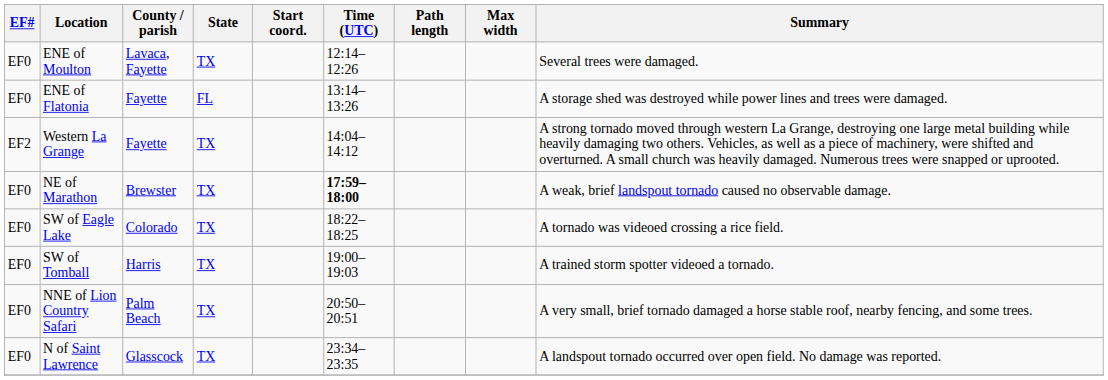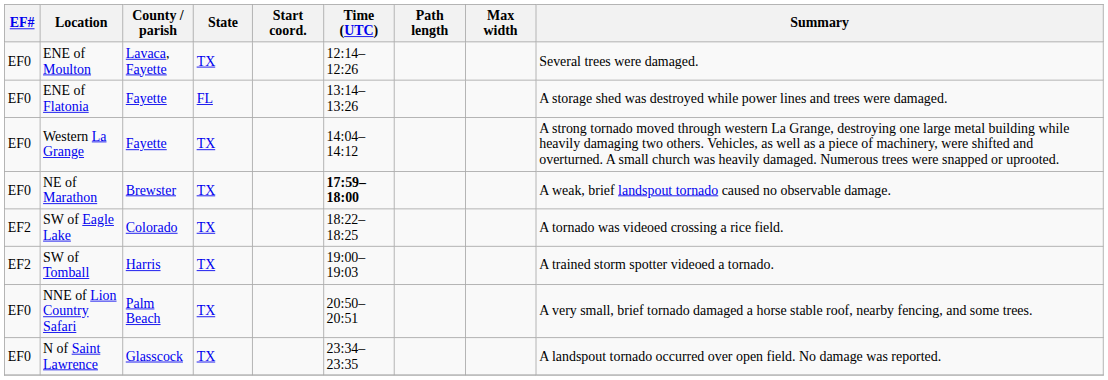(19, 144) EF2 -> (19, 144) EF0
(19, 227) EF0 -> (19, 227) EF2
(19, 265) EF0 -> (19, 265) EF2
